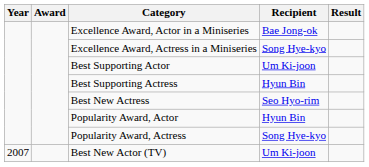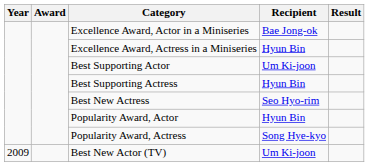(294, 48) Song Hye-kyo -> (284, 48) Hyun Bin
(18, 153) 2007 -> (18, 153) 2009
